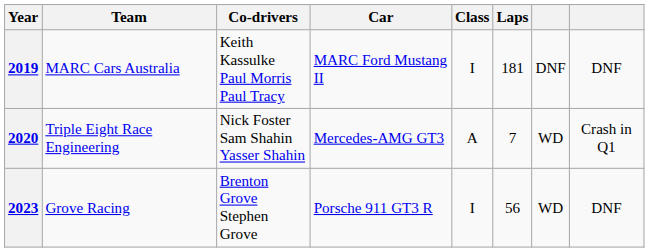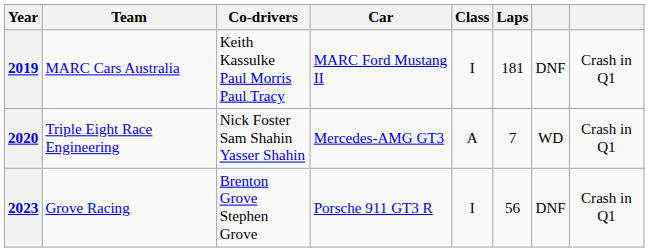(606, 69) DNF -> (606, 69) Crash in Q1
(551, 208) WD -> (551, 208) DNF
(606, 208) DNF -> (606, 208) Crash in Q1
